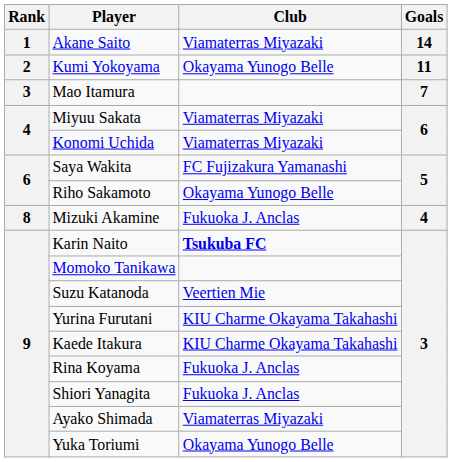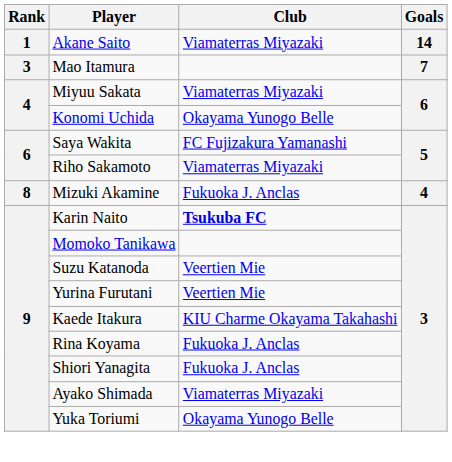- row: (106, 67)
(253, 142) Viamaterras Miyazaki -> (258, 117) Okayama Yunogo Belle
(258, 192) Okayama Yunogo Belle -> (253, 167) Viamaterras Miyazaki
(290, 318) KIU Charme Okayama Takahashi -> (224, 293) Veertien Mie
